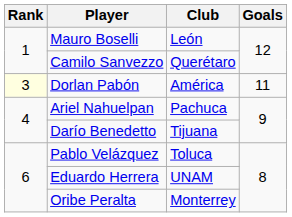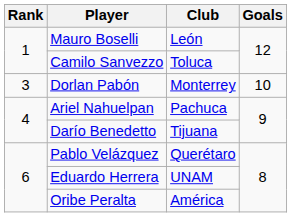(203, 62) Querétaro -> (191, 62) Toluca
(26, 85) lightyellow background -> (26, 85) no background
(197, 85) América -> (203, 85) Monterrey
(263, 85) 11 -> (263, 85) 10
(191, 154) Toluca -> (203, 154) Querétaro
(203, 200) Monterrey -> (197, 200) América
